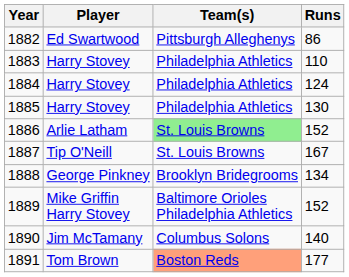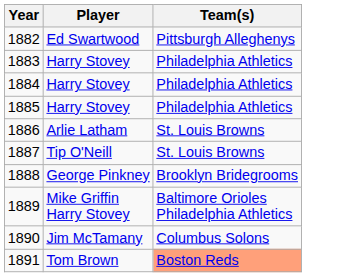- column: (323, 15)
(210, 130) lightgreen background -> (210, 130) no background
